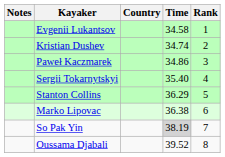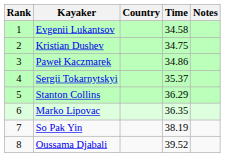columns swapped: (206, 12) <-> (19, 12)
(177, 45) 34.74 -> (176, 45) 34.75
(177, 78) 35.40 -> (176, 78) 35.37
(177, 111) 36.38 -> (176, 111) 36.35
(177, 128) lightgrey background -> (176, 128) no background
